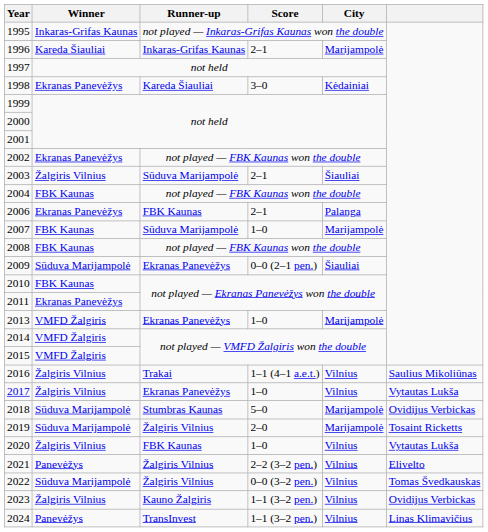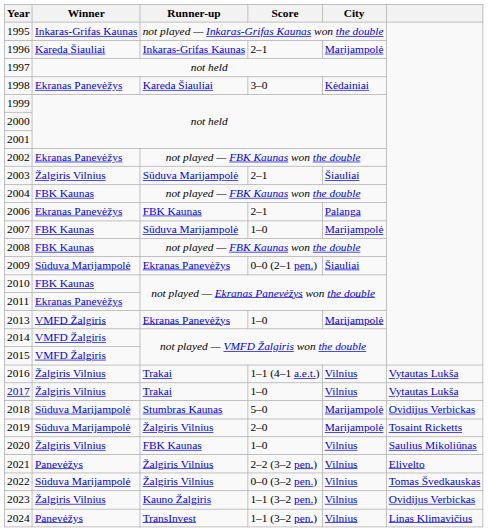(433, 373) Saulius Mikoliūnas -> (424, 373) Vytautas Lukša
(186, 391) Ekranas Panevėžys -> (157, 391) Trakai
(424, 445) Vytautas Lukša -> (433, 445) Saulius Mikoliūnas
